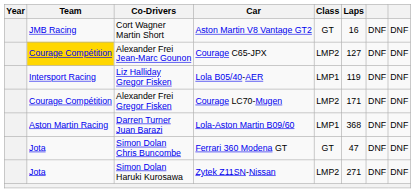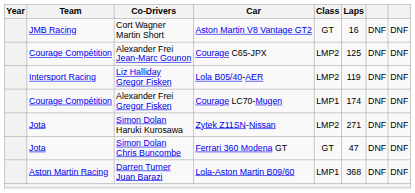(71, 54) gold background -> (71, 54) no background
(354, 54) 127 -> (354, 54) 125
(328, 78) LMP1 -> (328, 78) LMP2
(328, 101) LMP2 -> (328, 101) LMP1
(354, 101) 171 -> (354, 101) 174
rows swapped: (143, 125) <-> (150, 172)
